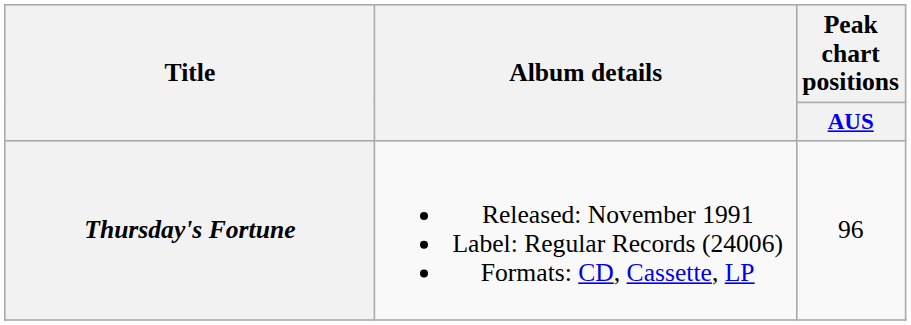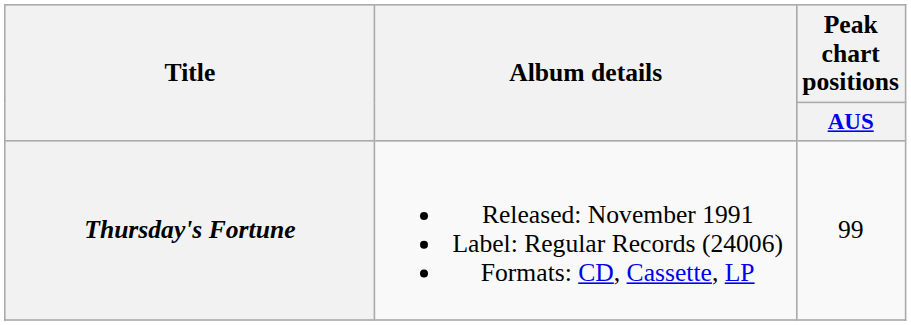(851, 229) 96 -> (851, 229) 99
